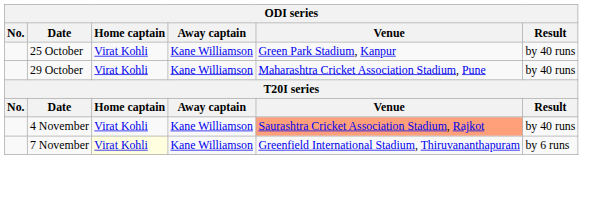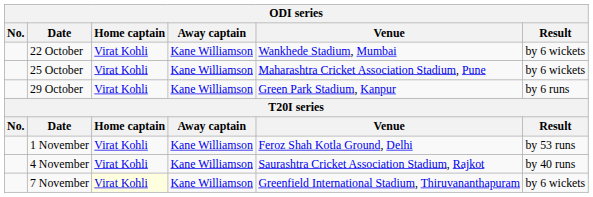+ row: (56, 51)
(327, 51) Green Park Stadium, Kanpur -> (372, 70) Maharashtra Cricket Association Stadium, Pune
(550, 51) by 40 runs -> (555, 70) by 6 wickets
(372, 70) Maharashtra Cricket Association Stadium, Pune -> (327, 88) Green Park Stadium, Kanpur
(550, 70) by 40 runs -> (547, 88) by 6 runs
+ row: (59, 145)
(371, 126) lightsalmon background -> (371, 164) no background
(547, 145) by 6 runs -> (555, 182) by 6 wickets
